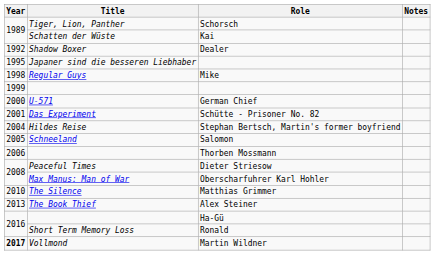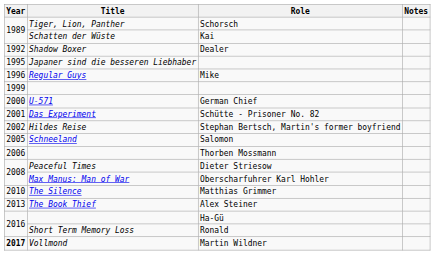(16, 75) 1998 -> (16, 75) 1996
(16, 127) 2004 -> (16, 127) 2002
